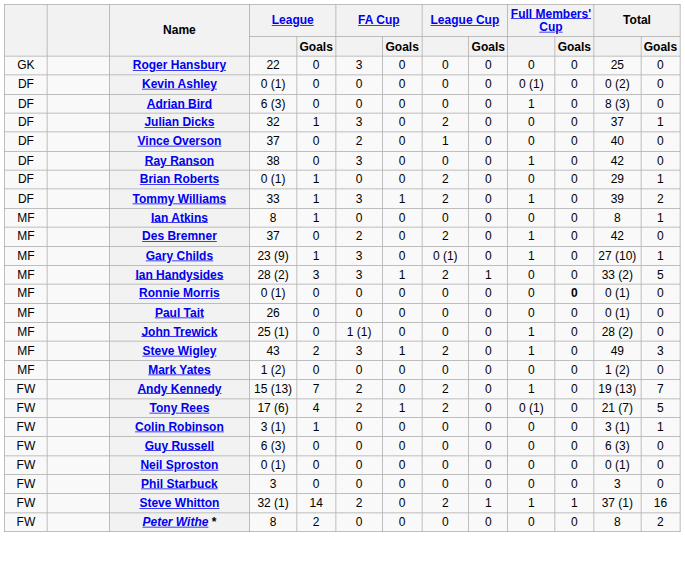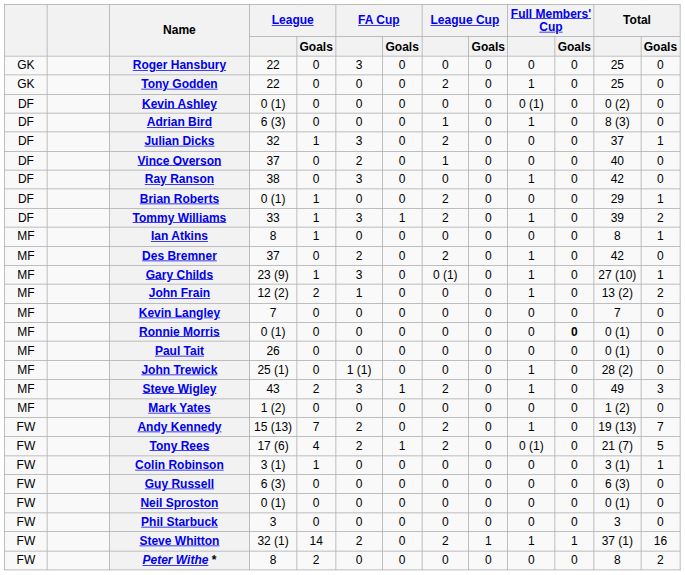+ row: (179, 84)
(445, 103) 0 -> (445, 122) 1
+ row: (179, 293)
- row: (179, 274)
+ row: (179, 312)
